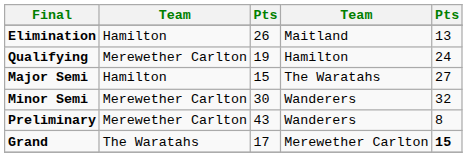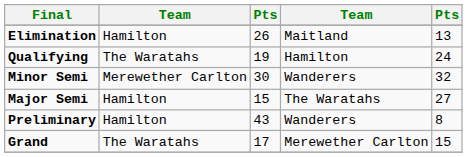(175, 57) Merewether Carlton -> (151, 57) The Waratahs
rows swapped: (48, 99) <-> (48, 78)
(175, 120) Merewether Carlton -> (135, 120) Hamilton
(443, 142) bold -> (443, 142) normal
